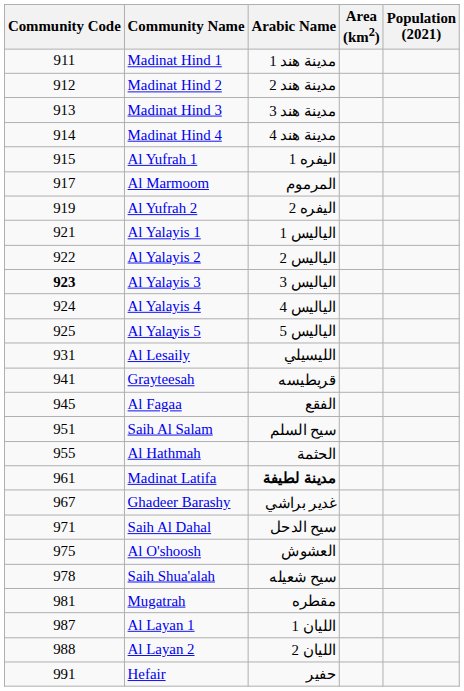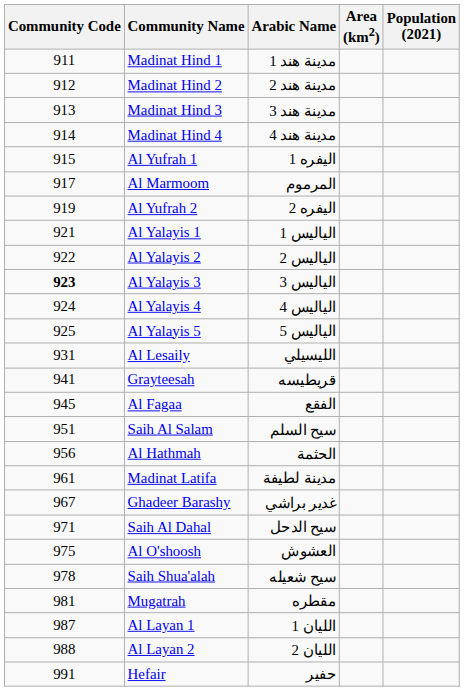(64, 453) 955 -> (64, 453) 956
(299, 478) bold -> (299, 478) normal
